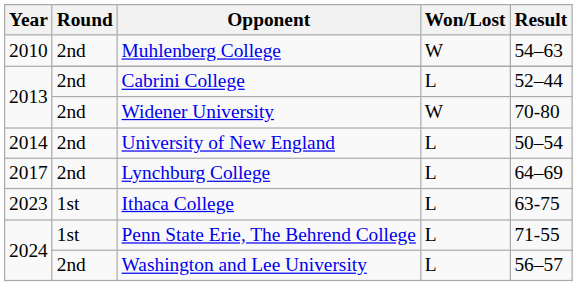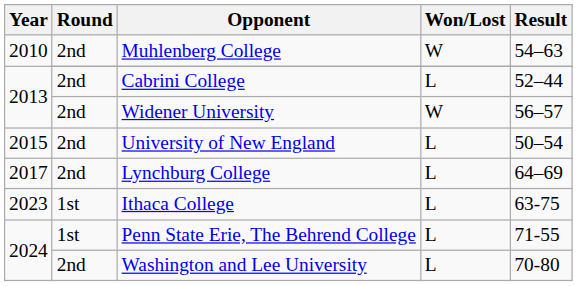(537, 111) 70-80 -> (539, 111) 56–57
(28, 142) 2014 -> (28, 142) 2015
(539, 265) 56–57 -> (537, 265) 70-80
